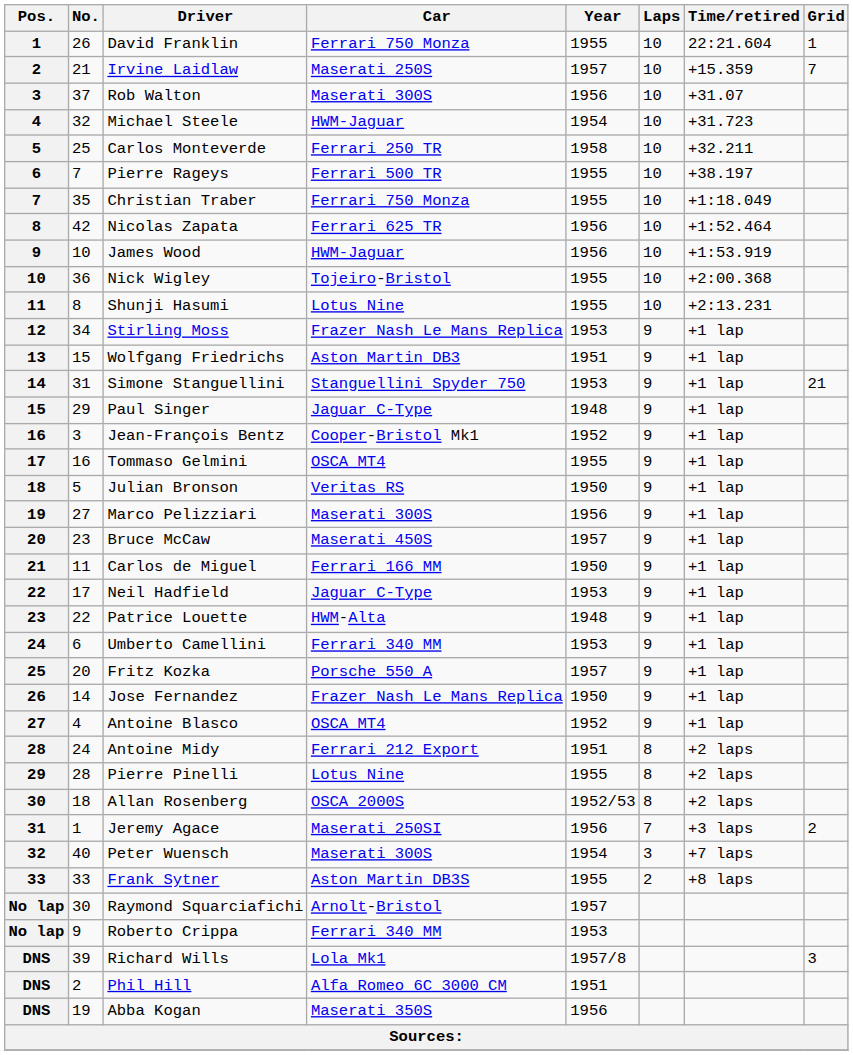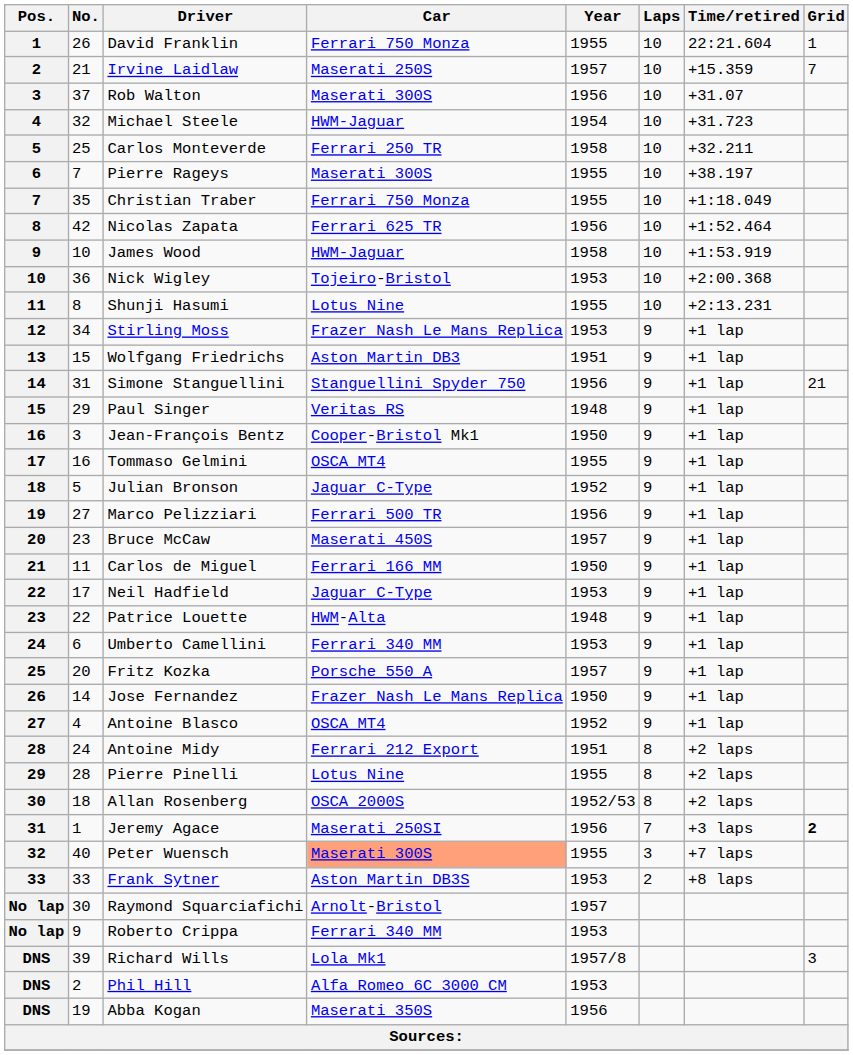(376, 174) Ferrari 500 TR -> (372, 174) Maserati 300S
(589, 253) 1956 -> (589, 253) 1958
(589, 279) 1955 -> (589, 279) 1953
(589, 383) 1953 -> (589, 383) 1956
(372, 410) Jaguar C-Type -> (358, 410) Veritas RS
(589, 436) 1952 -> (589, 436) 1950
(358, 488) Veritas RS -> (372, 488) Jaguar C-Type
(589, 488) 1950 -> (589, 488) 1952
(372, 514) Maserati 300S -> (376, 514) Ferrari 500 TR
(812, 828) normal -> (812, 828) bold
(372, 854) no background -> (372, 854) lightsalmon background
(589, 854) 1954 -> (589, 854) 1955
(589, 880) 1955 -> (589, 880) 1953
(589, 985) 1951 -> (589, 985) 1953
